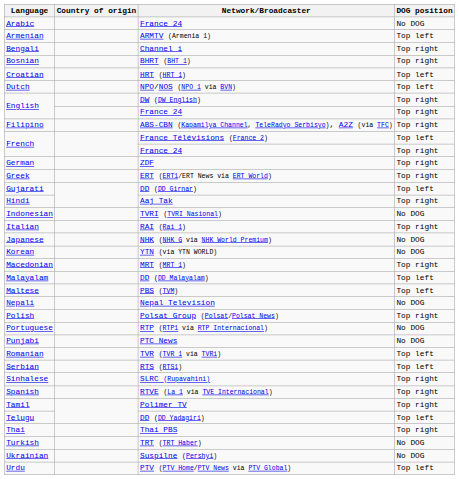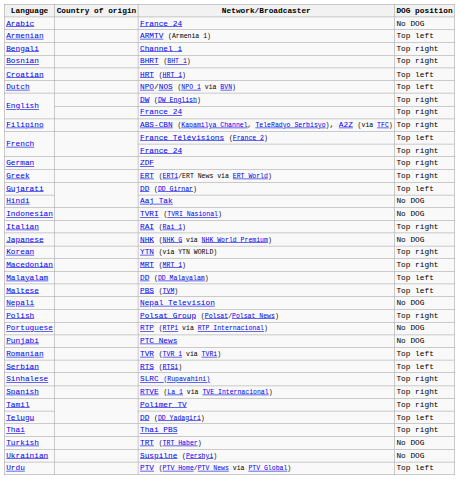(417, 201) Top right -> (410, 201) No DOG
(410, 252) No DOG -> (417, 252) Top right
